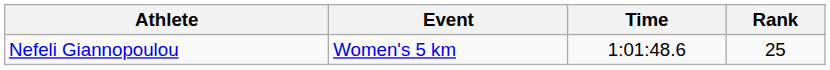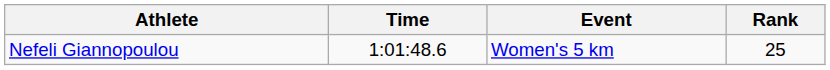columns swapped: (448, 20) <-> (647, 20)
